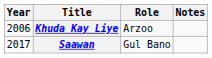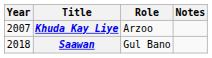(19, 29) 2006 -> (19, 29) 2007
(19, 45) 2017 -> (19, 45) 2018
